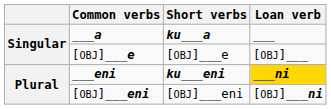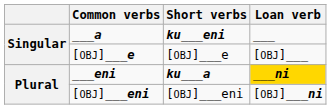(188, 34) ku___a -> (196, 34) ku___eni
(196, 74) ku___eni -> (188, 74) ku___a
